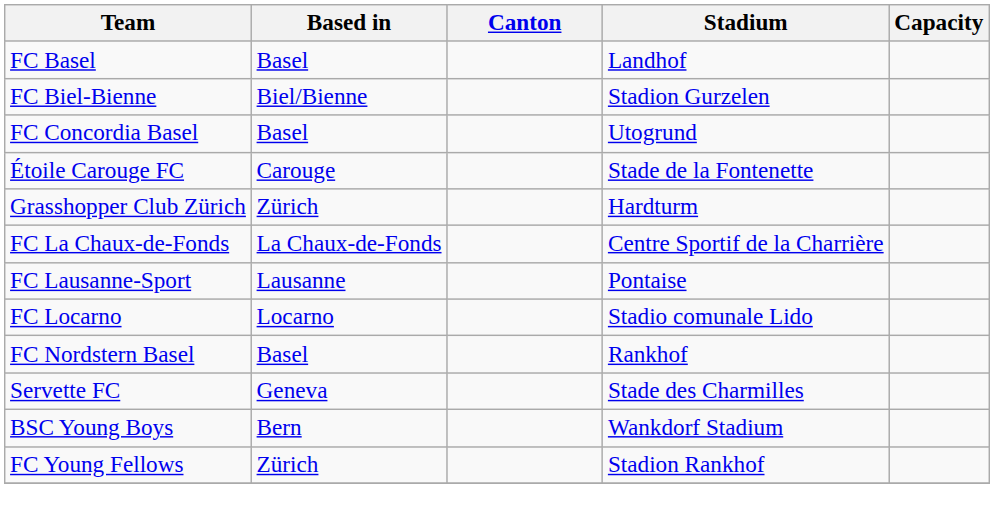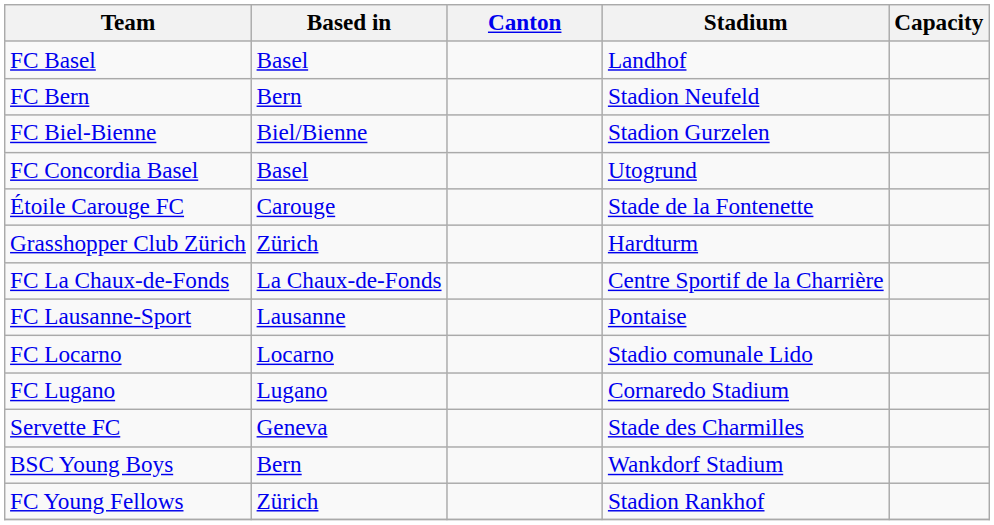+ row: (50, 96)
+ row: (63, 390)
- row: (102, 354)
